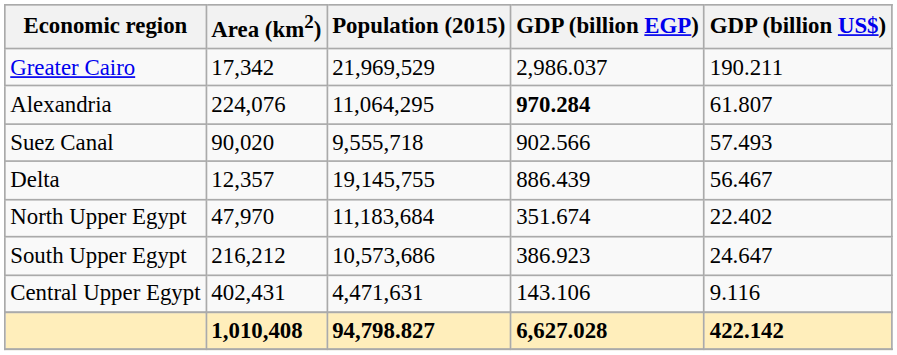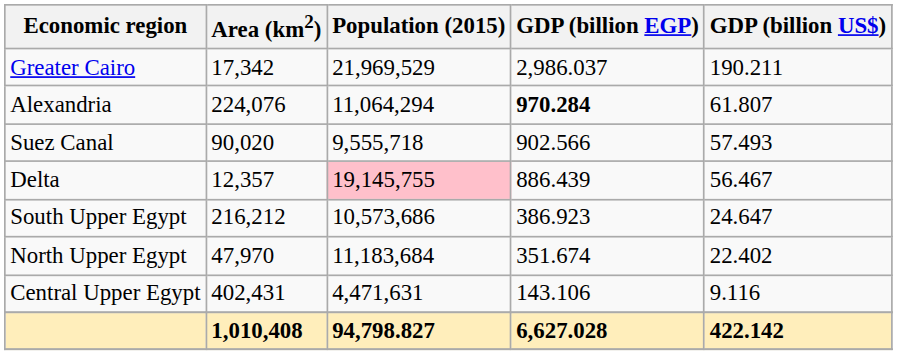(383, 104) 11,064,295 -> (383, 104) 11,064,294
(384, 179) no background -> (384, 179) pink background
rows swapped: (98, 255) <-> (98, 217)
